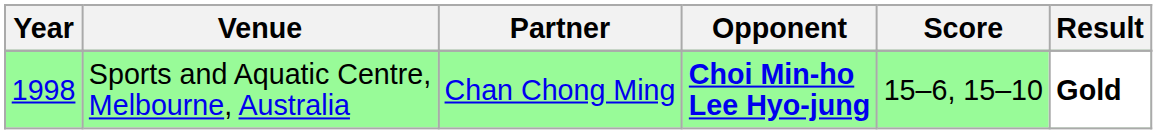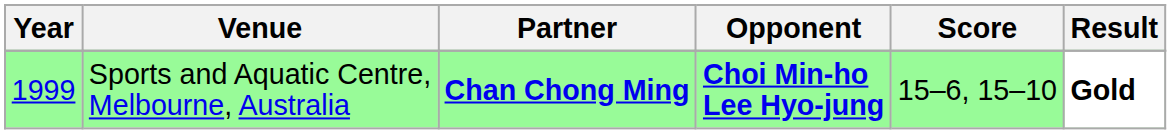(44, 89) 1998 -> (44, 89) 1999
(560, 89) normal -> (567, 89) bold
